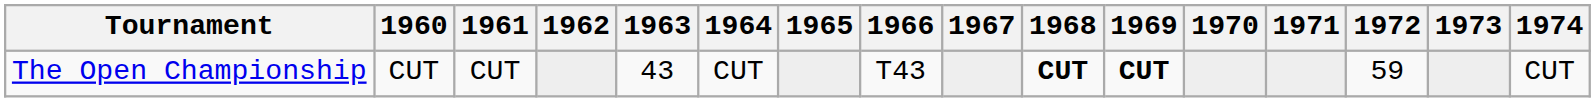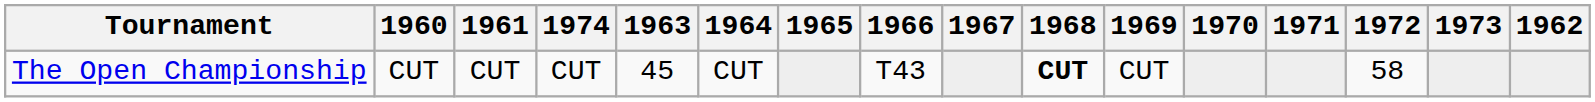columns swapped: (576, 28) <-> (1550, 28)
(657, 74) 43 -> (657, 74) 45
(1144, 74) bold -> (1144, 74) normal
(1387, 74) 59 -> (1387, 74) 58
